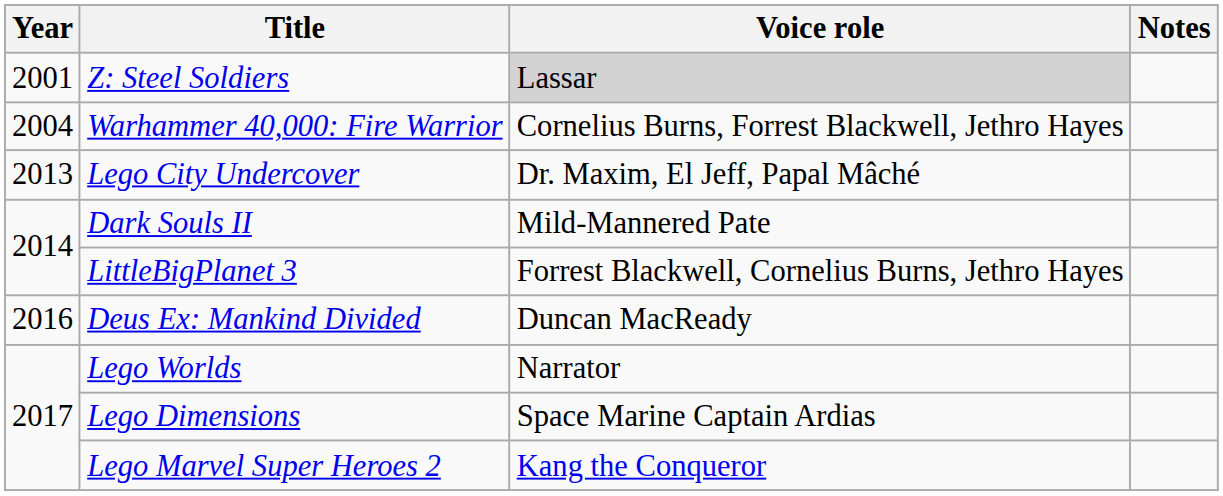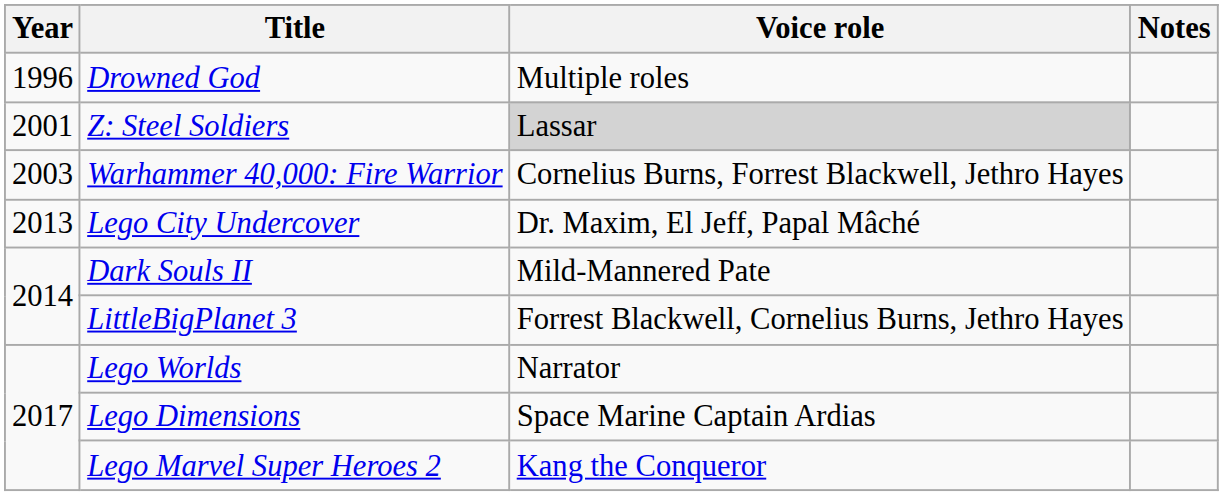+ row: (174, 77)
(43, 125) 2004 -> (43, 174) 2003
- row: (254, 319)
